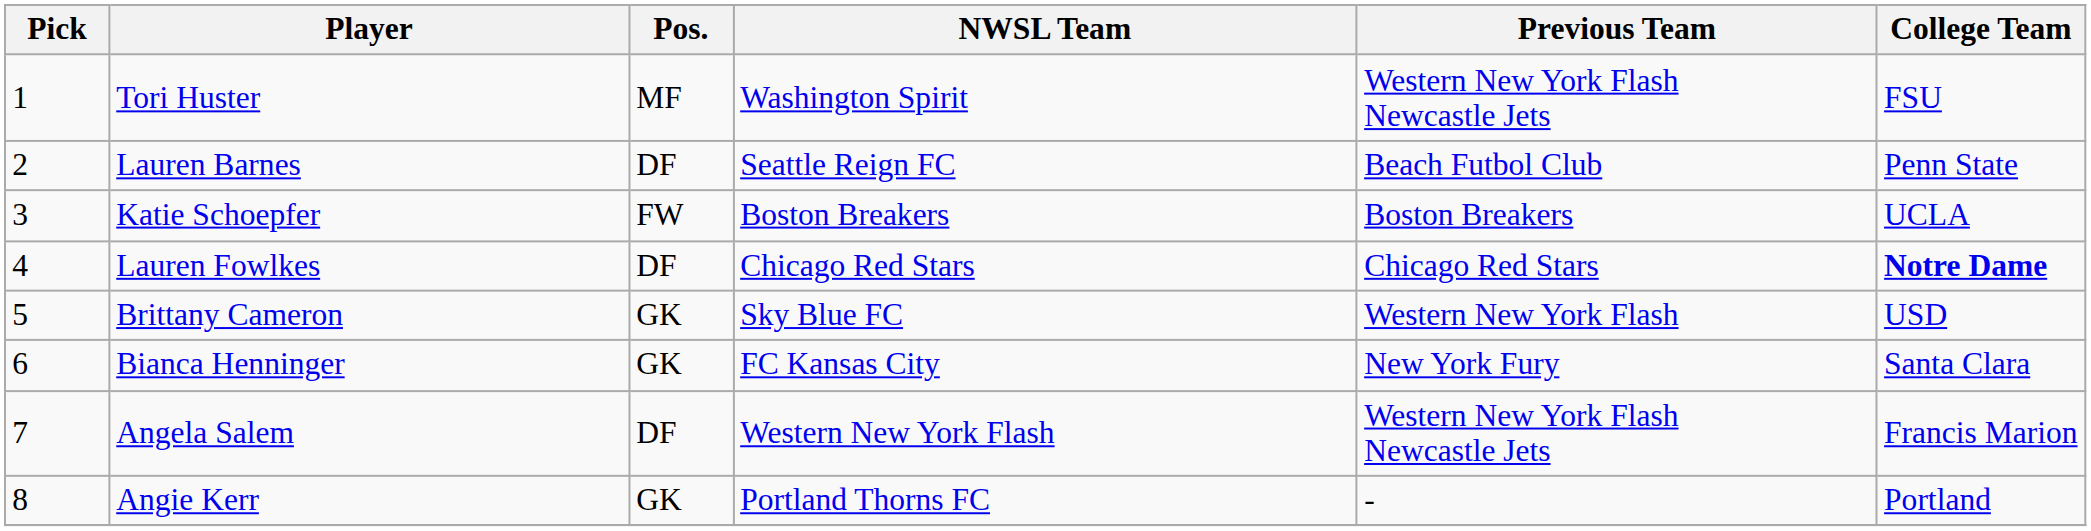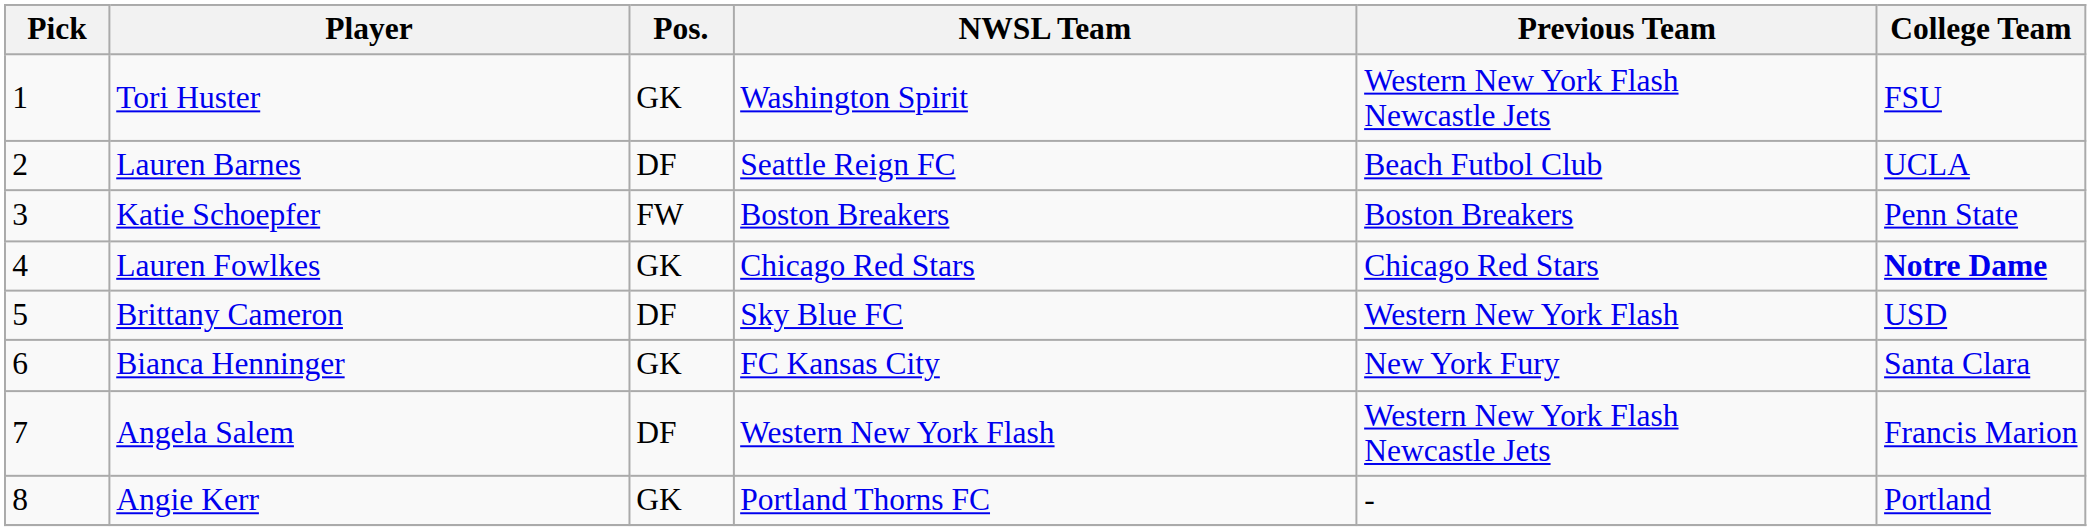(659, 97) MF -> (659, 97) GK
(1951, 164) Penn State -> (1927, 164) UCLA
(1927, 214) UCLA -> (1951, 214) Penn State
(656, 264) DF -> (659, 264) GK
(659, 314) GK -> (656, 314) DF
